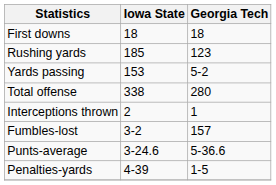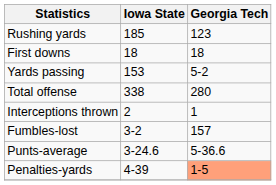rows swapped: (39, 33) <-> (47, 53)
(199, 170) no background -> (199, 170) lightsalmon background
